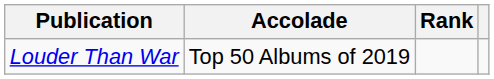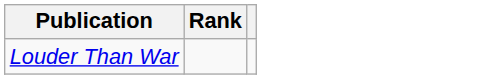- column: (299, 21)
